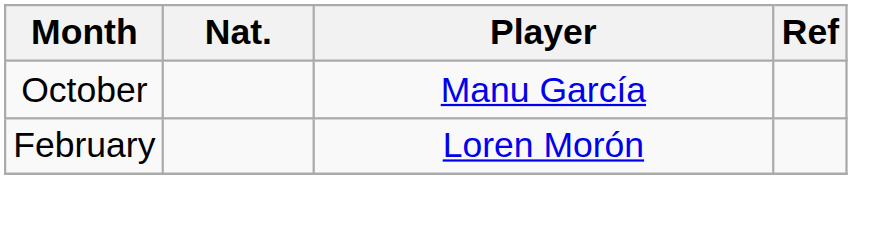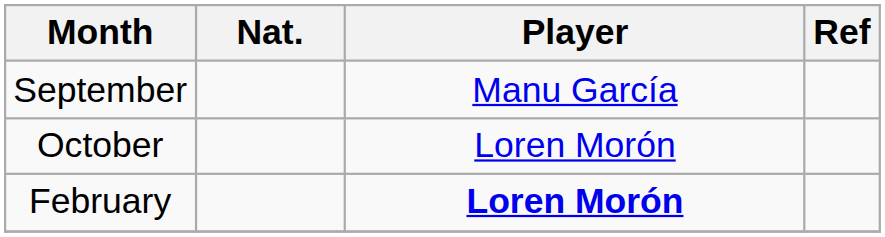+ row: (100, 88)
(543, 88) Manu García -> (575, 145) Loren Morón
(543, 145) normal -> (575, 201) bold
